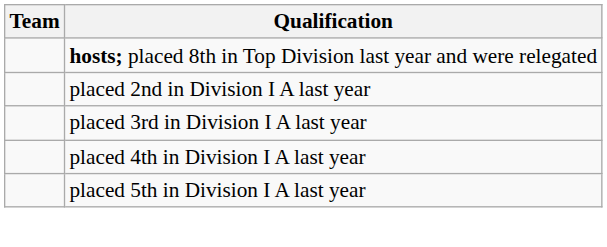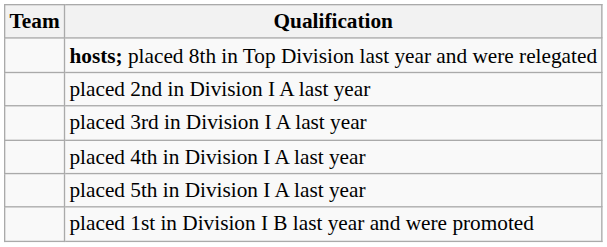+ row: (302, 223)
